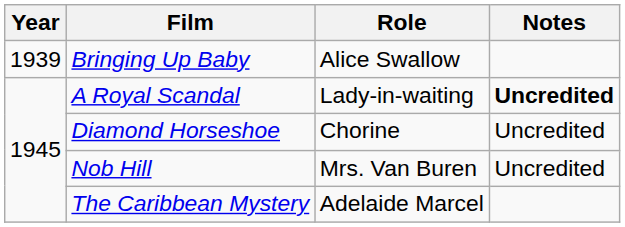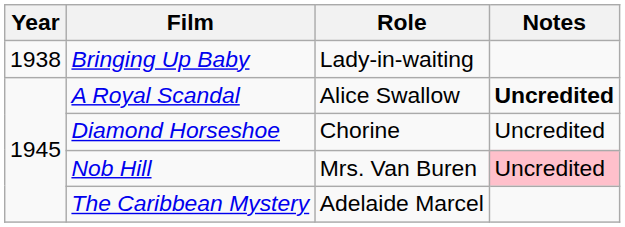(35, 58) 1939 -> (35, 58) 1938
(390, 58) Alice Swallow -> (397, 58) Lady-in-waiting
(397, 95) Lady-in-waiting -> (390, 95) Alice Swallow
(550, 167) no background -> (550, 167) pink background
